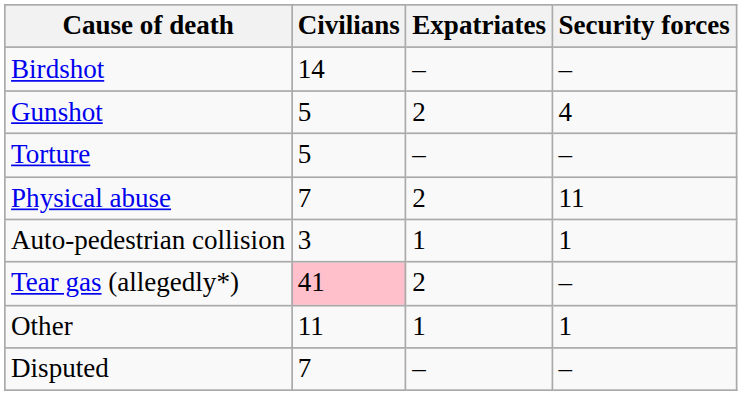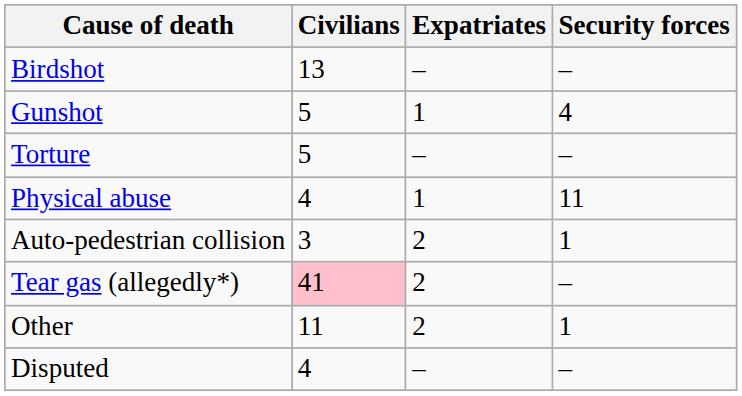(311, 68) 14 -> (311, 68) 13
(419, 111) 2 -> (419, 111) 1
(304, 197) 7 -> (304, 197) 4
(419, 197) 2 -> (419, 197) 1
(419, 240) 1 -> (419, 240) 2
(419, 326) 1 -> (419, 326) 2
(304, 369) 7 -> (304, 369) 4
